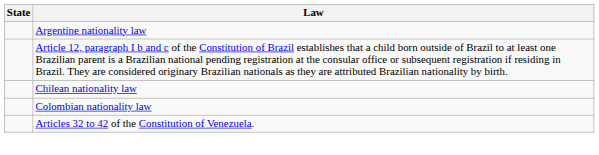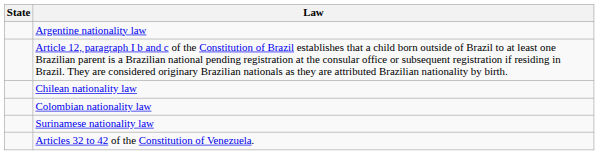+ row: (95, 123)
